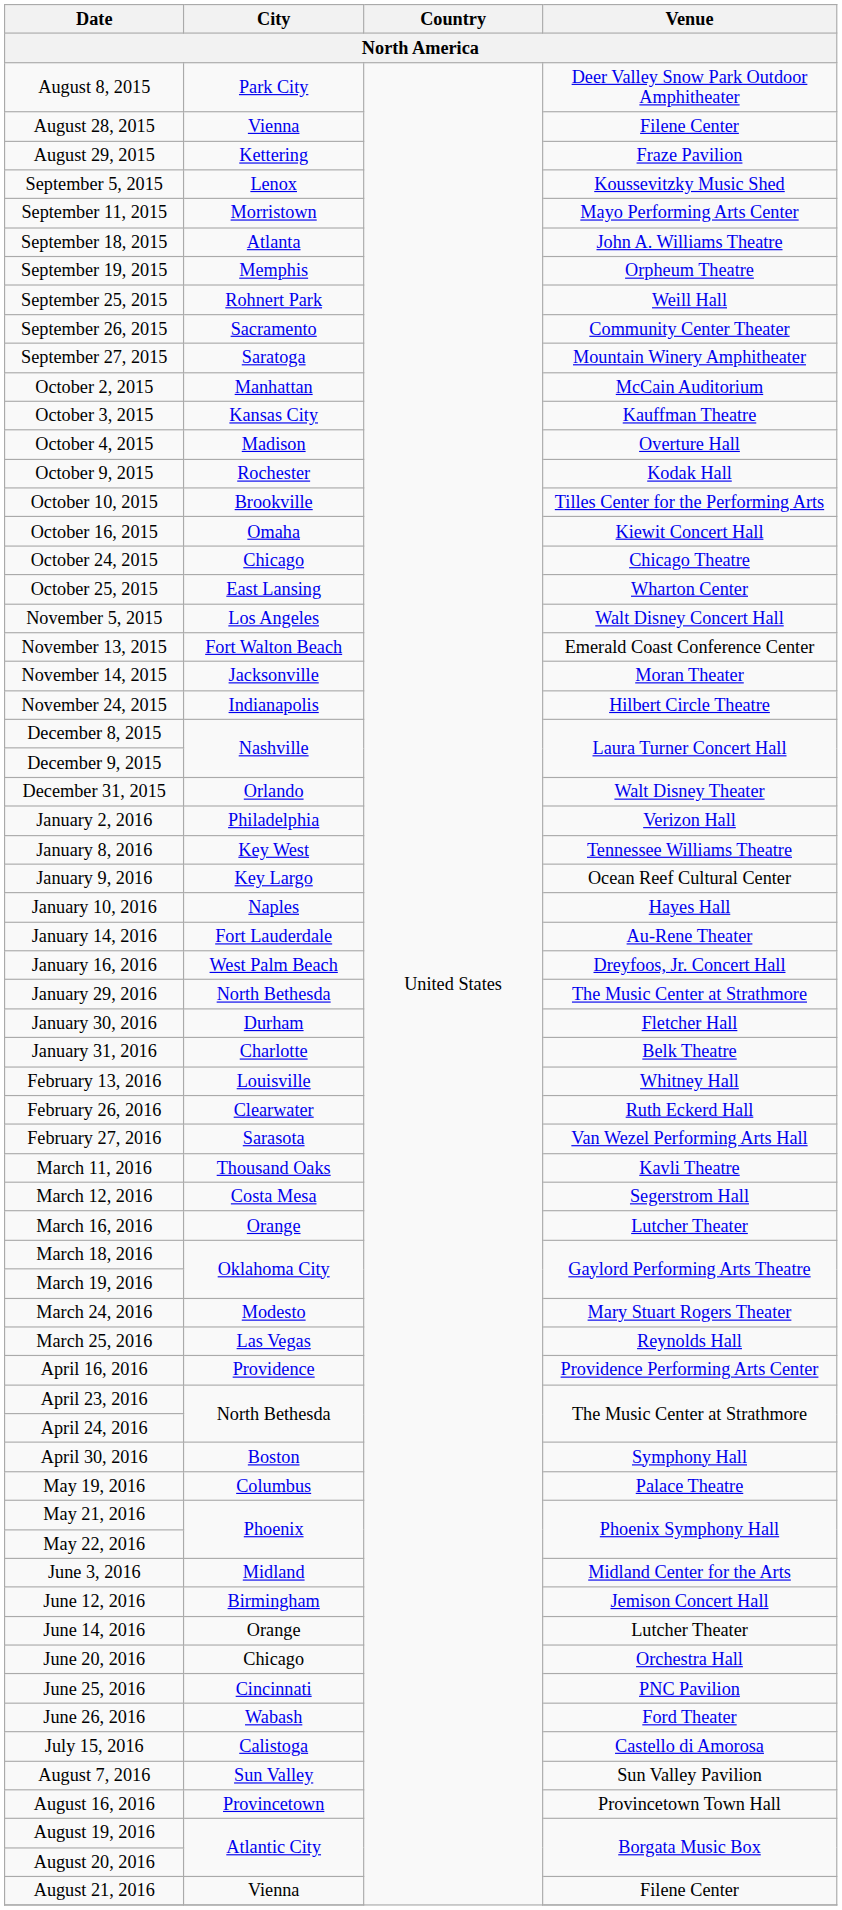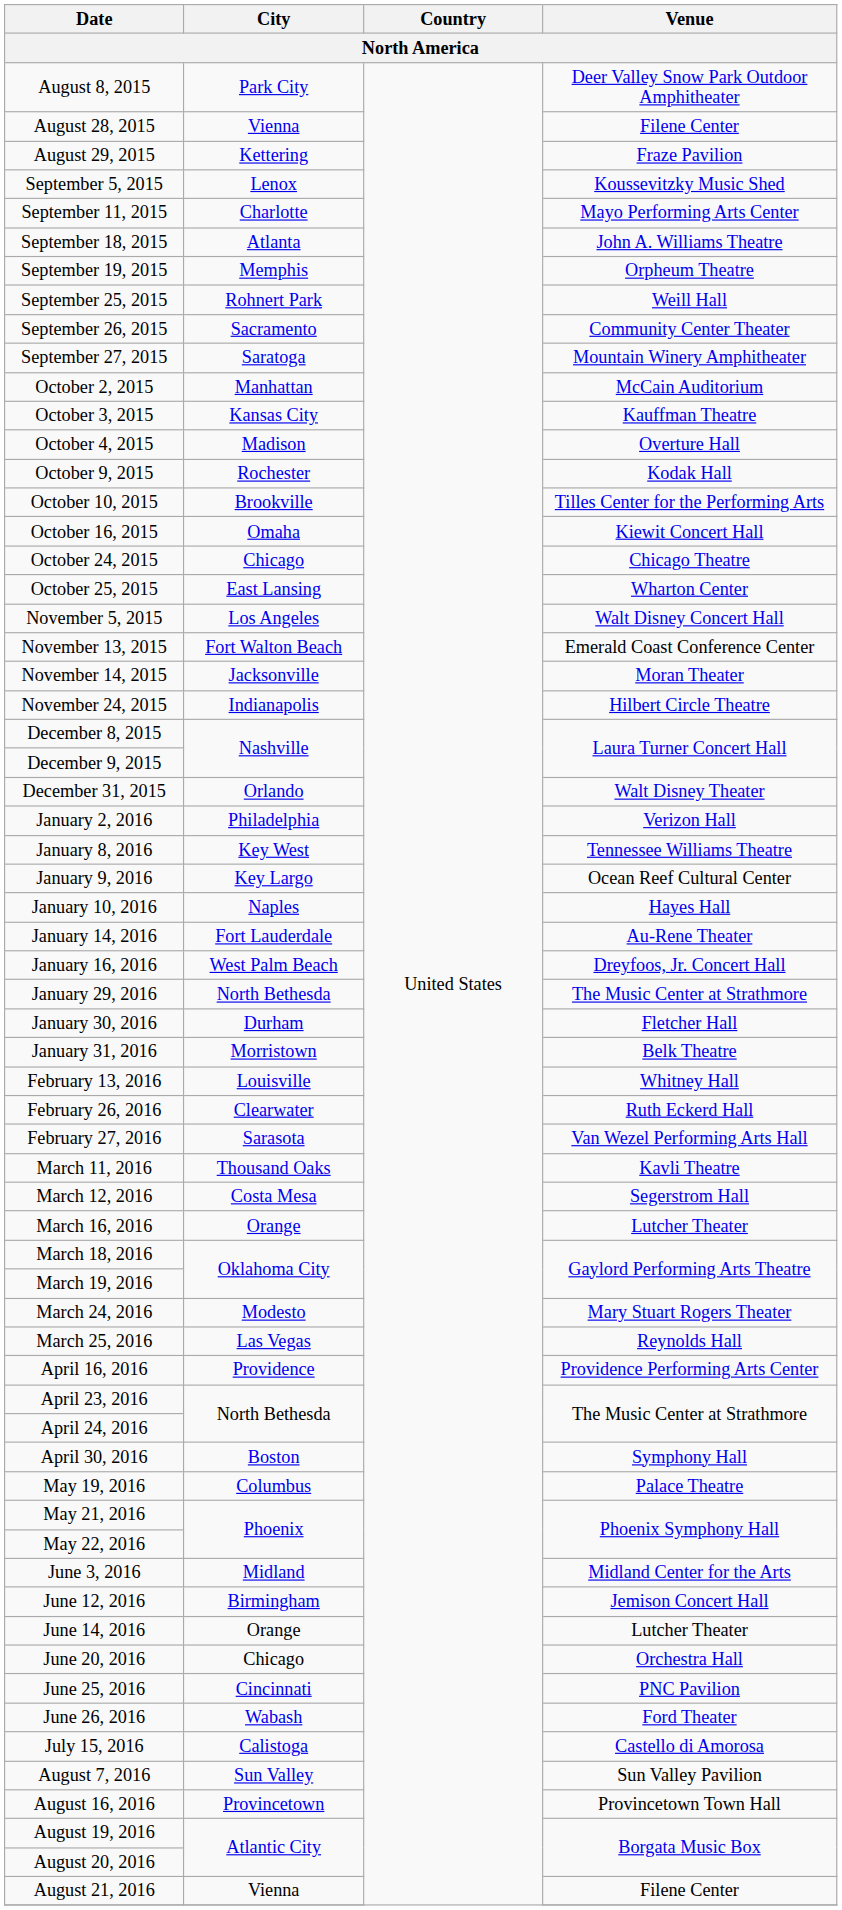(274, 213) Morristown -> (274, 213) Charlotte
(274, 1051) Charlotte -> (274, 1051) Morristown
